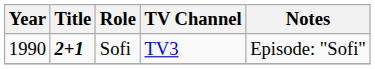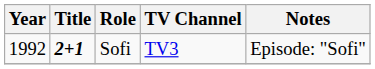(27, 48) 1990 -> (27, 48) 1992
